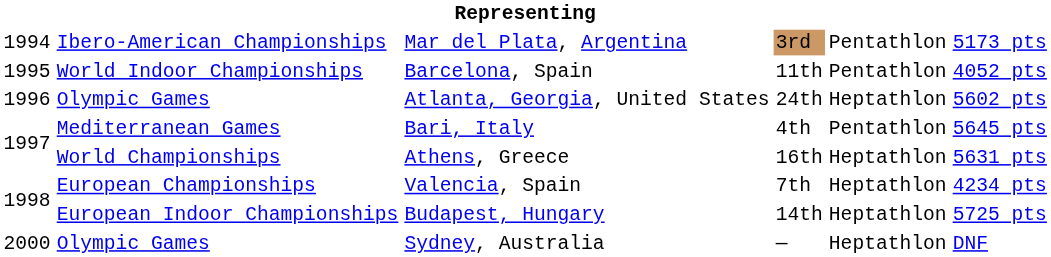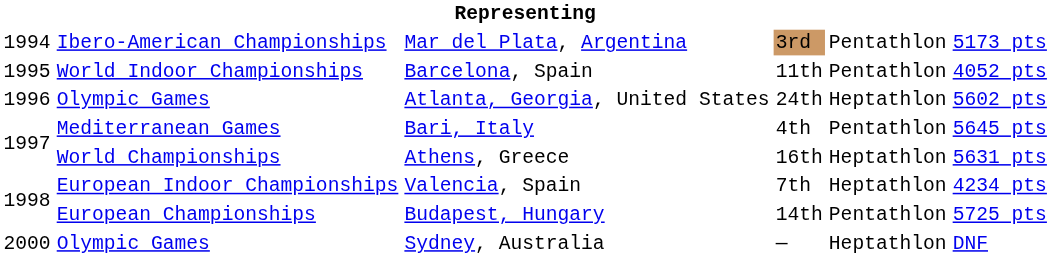(186, 186) European Championships -> (228, 186) European Indoor Championships
(228, 215) European Indoor Championships -> (186, 215) European Championships
(888, 215) Heptathlon -> (888, 215) Pentathlon
